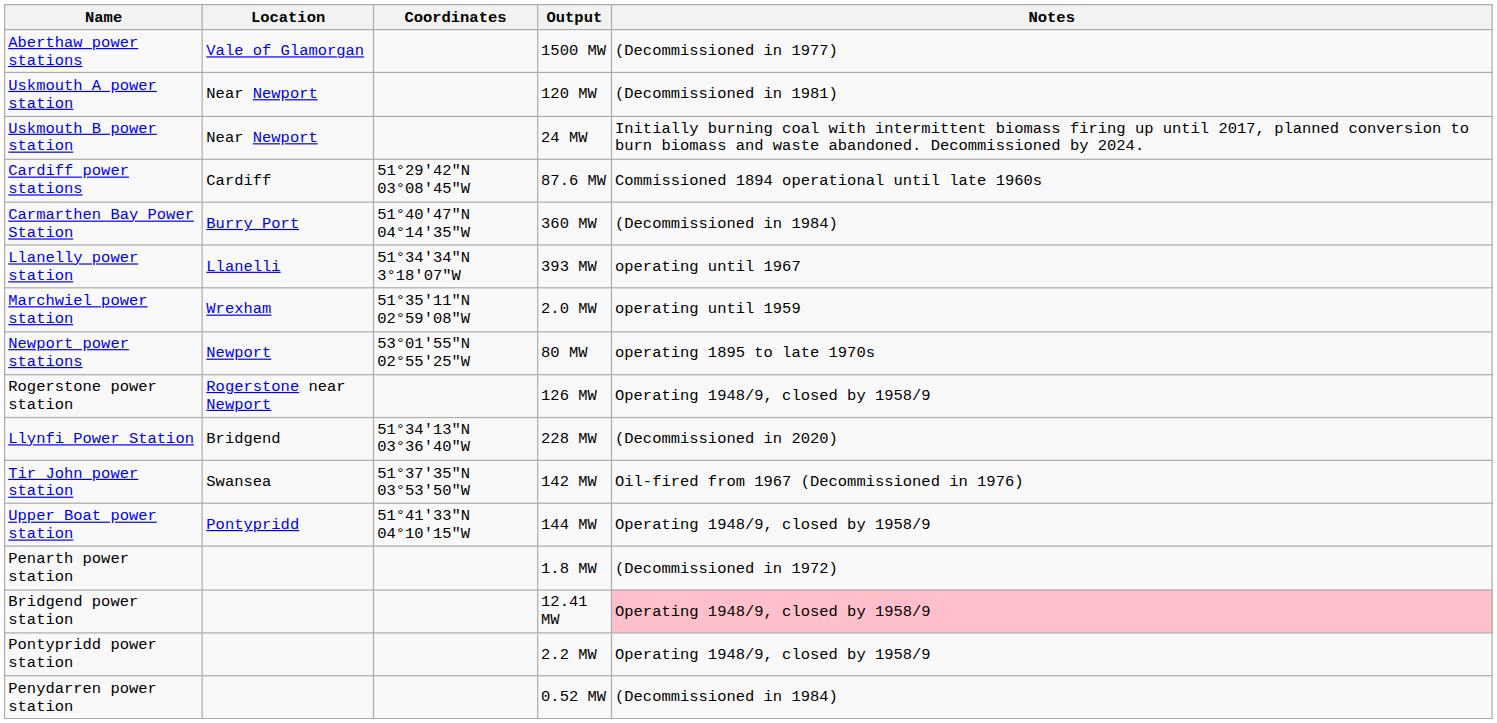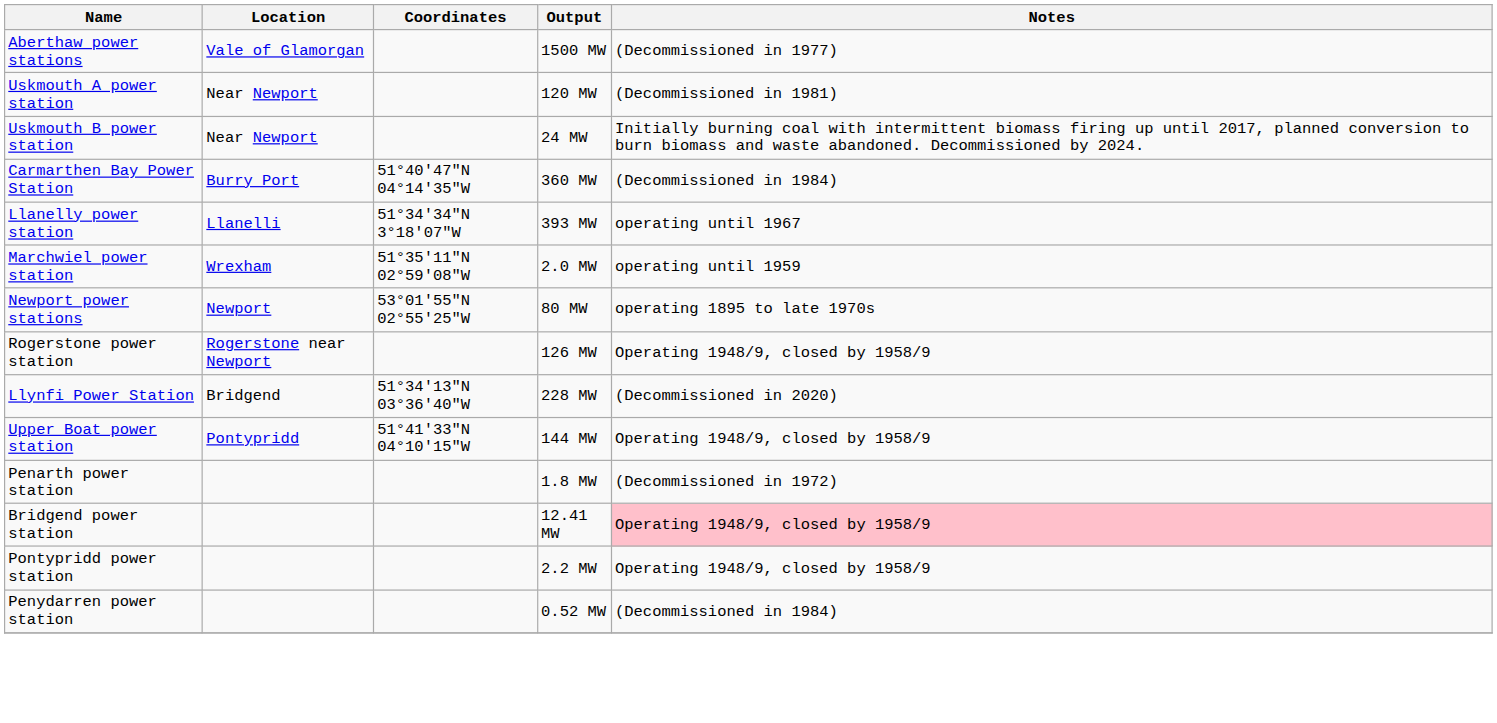- row: (69, 181)
- row: (73, 482)
